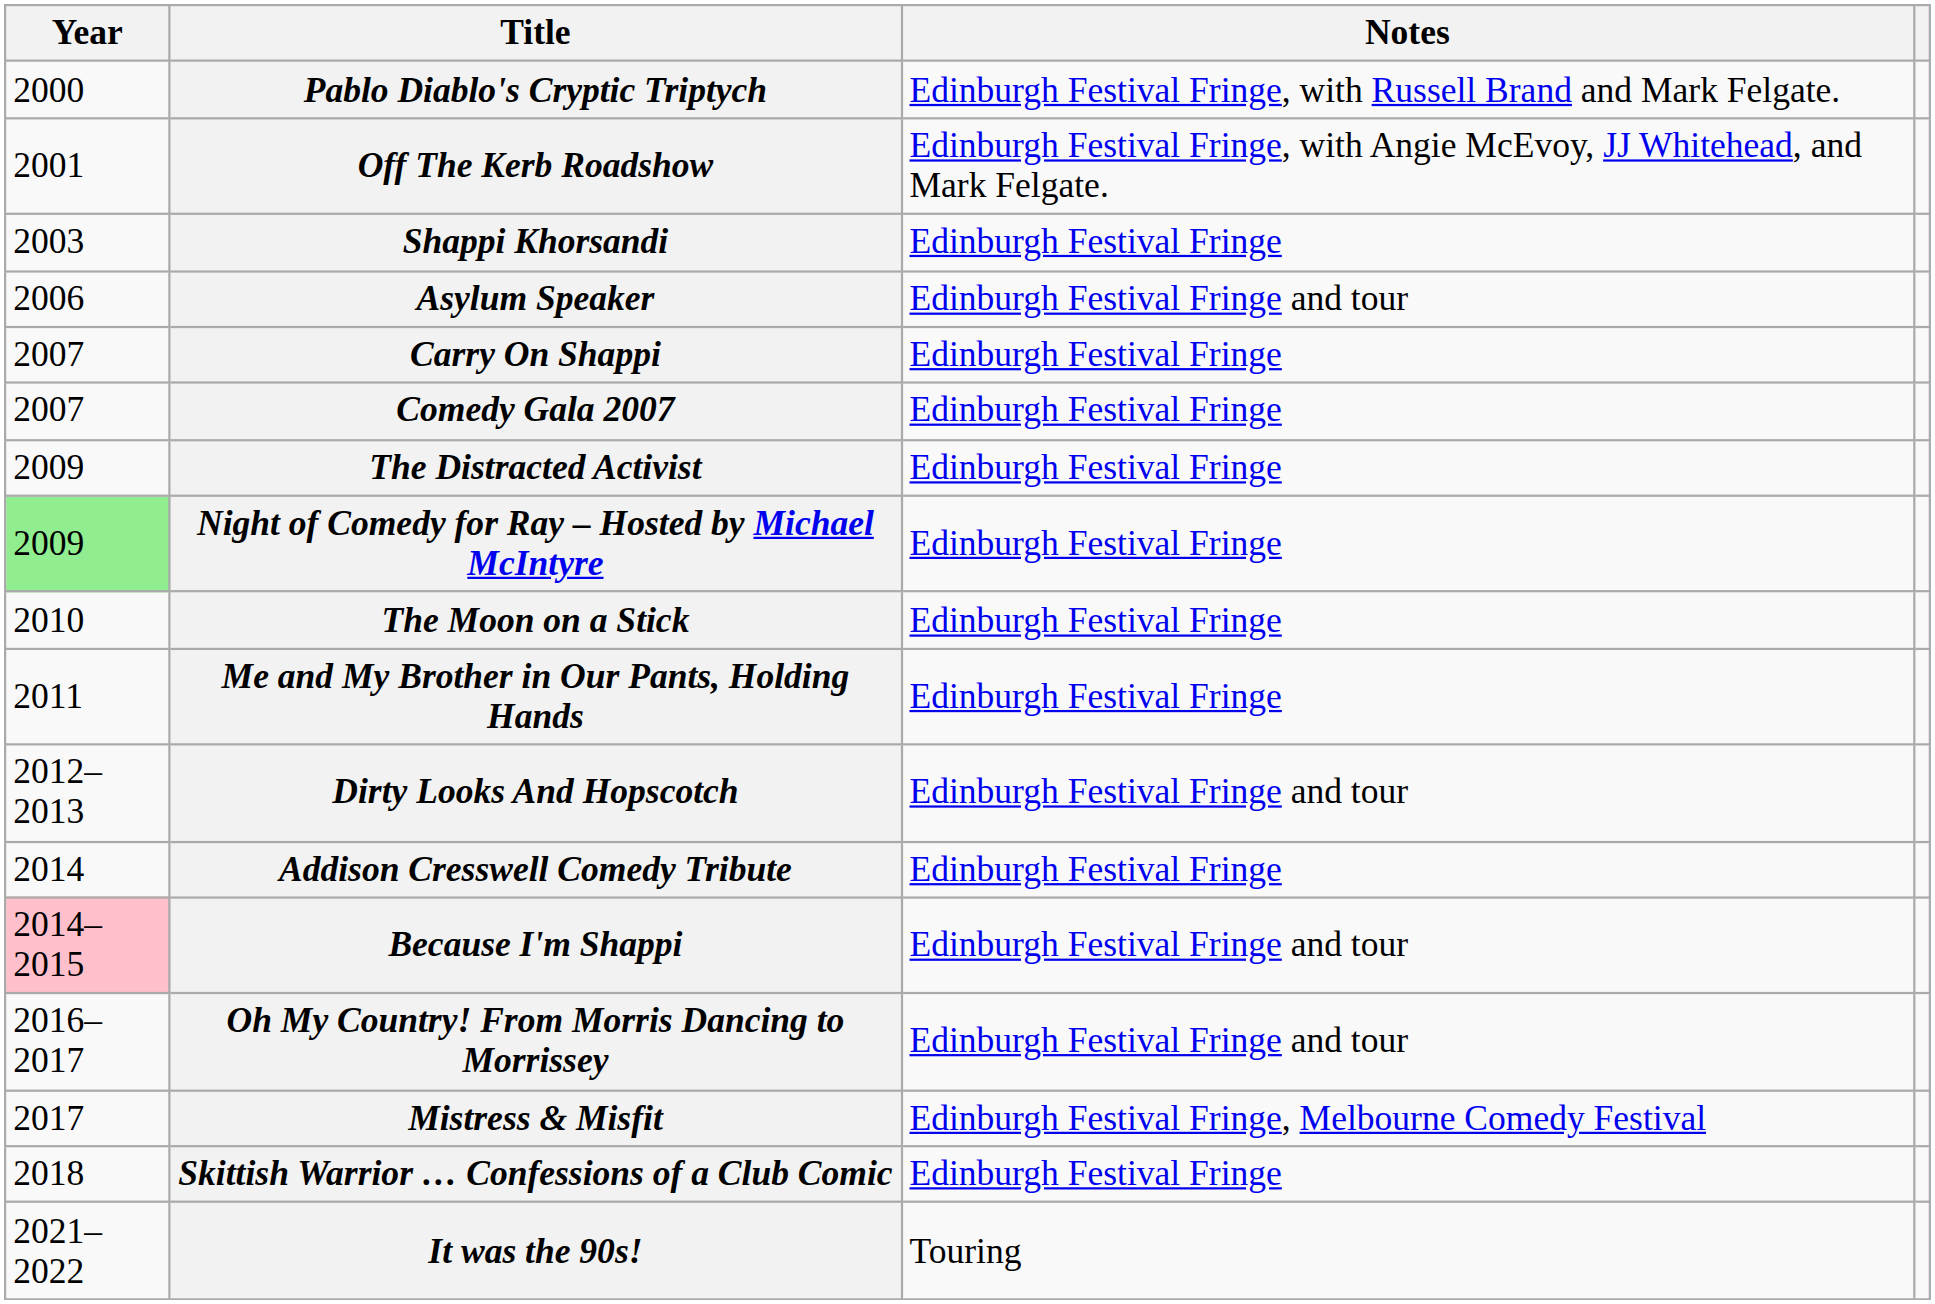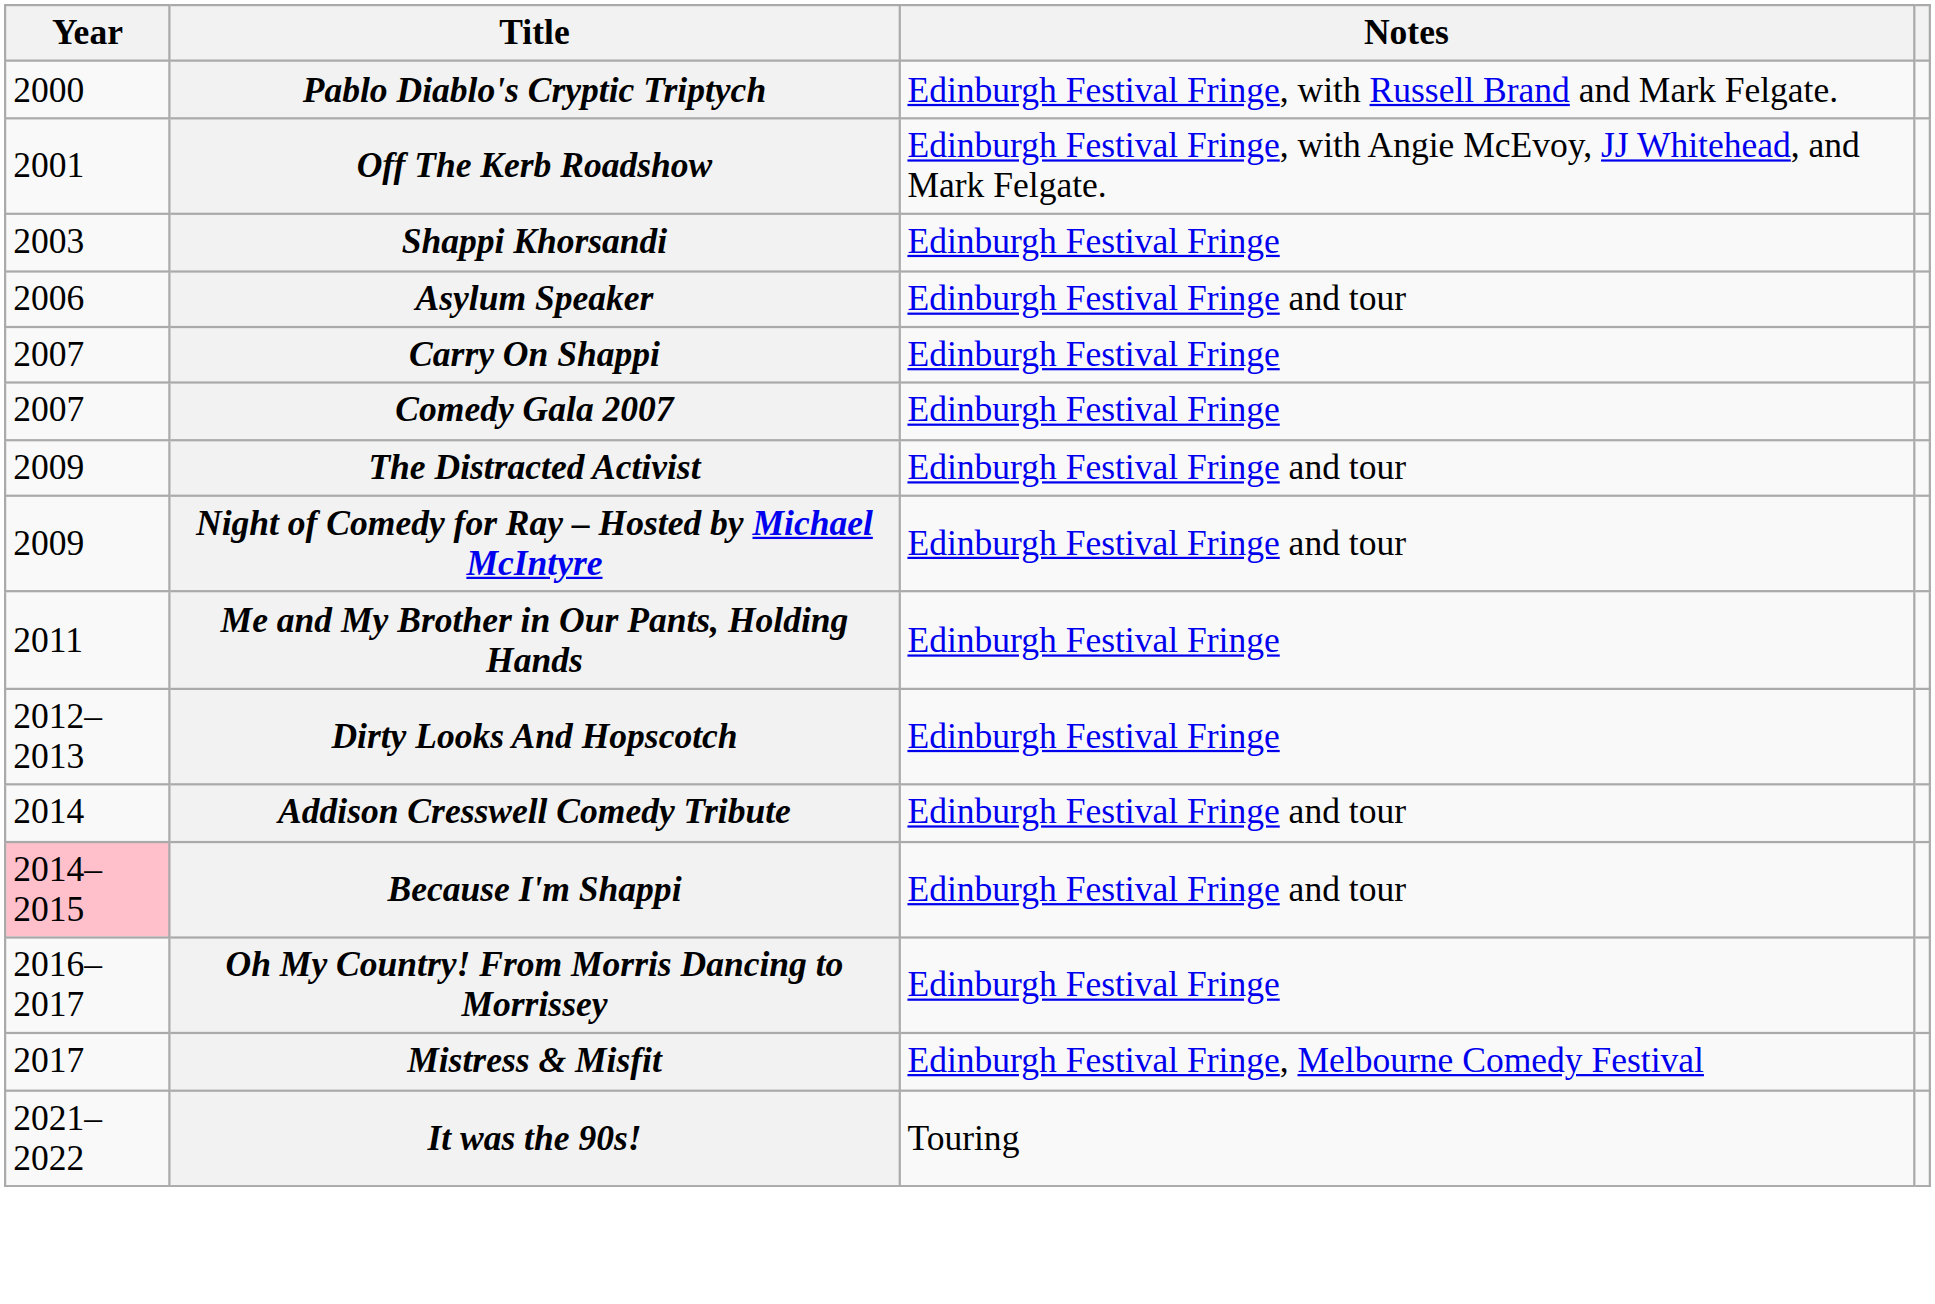(1096, 466) Edinburgh Festival Fringe -> (1157, 466) Edinburgh Festival Fringe and tour
(49, 543) lightgreen background -> (49, 543) no background
(1096, 543) Edinburgh Festival Fringe -> (1157, 543) Edinburgh Festival Fringe and tour
- row: (535, 619)
(1159, 792) Edinburgh Festival Fringe and tour -> (1094, 735) Edinburgh Festival Fringe
(1096, 868) Edinburgh Festival Fringe -> (1157, 812) Edinburgh Festival Fringe and tour
(1159, 1041) Edinburgh Festival Fringe and tour -> (1094, 984) Edinburgh Festival Fringe
- row: (535, 1173)
